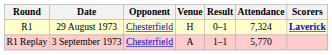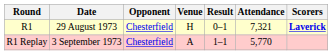(261, 27) 7,324 -> (261, 27) 7,321
